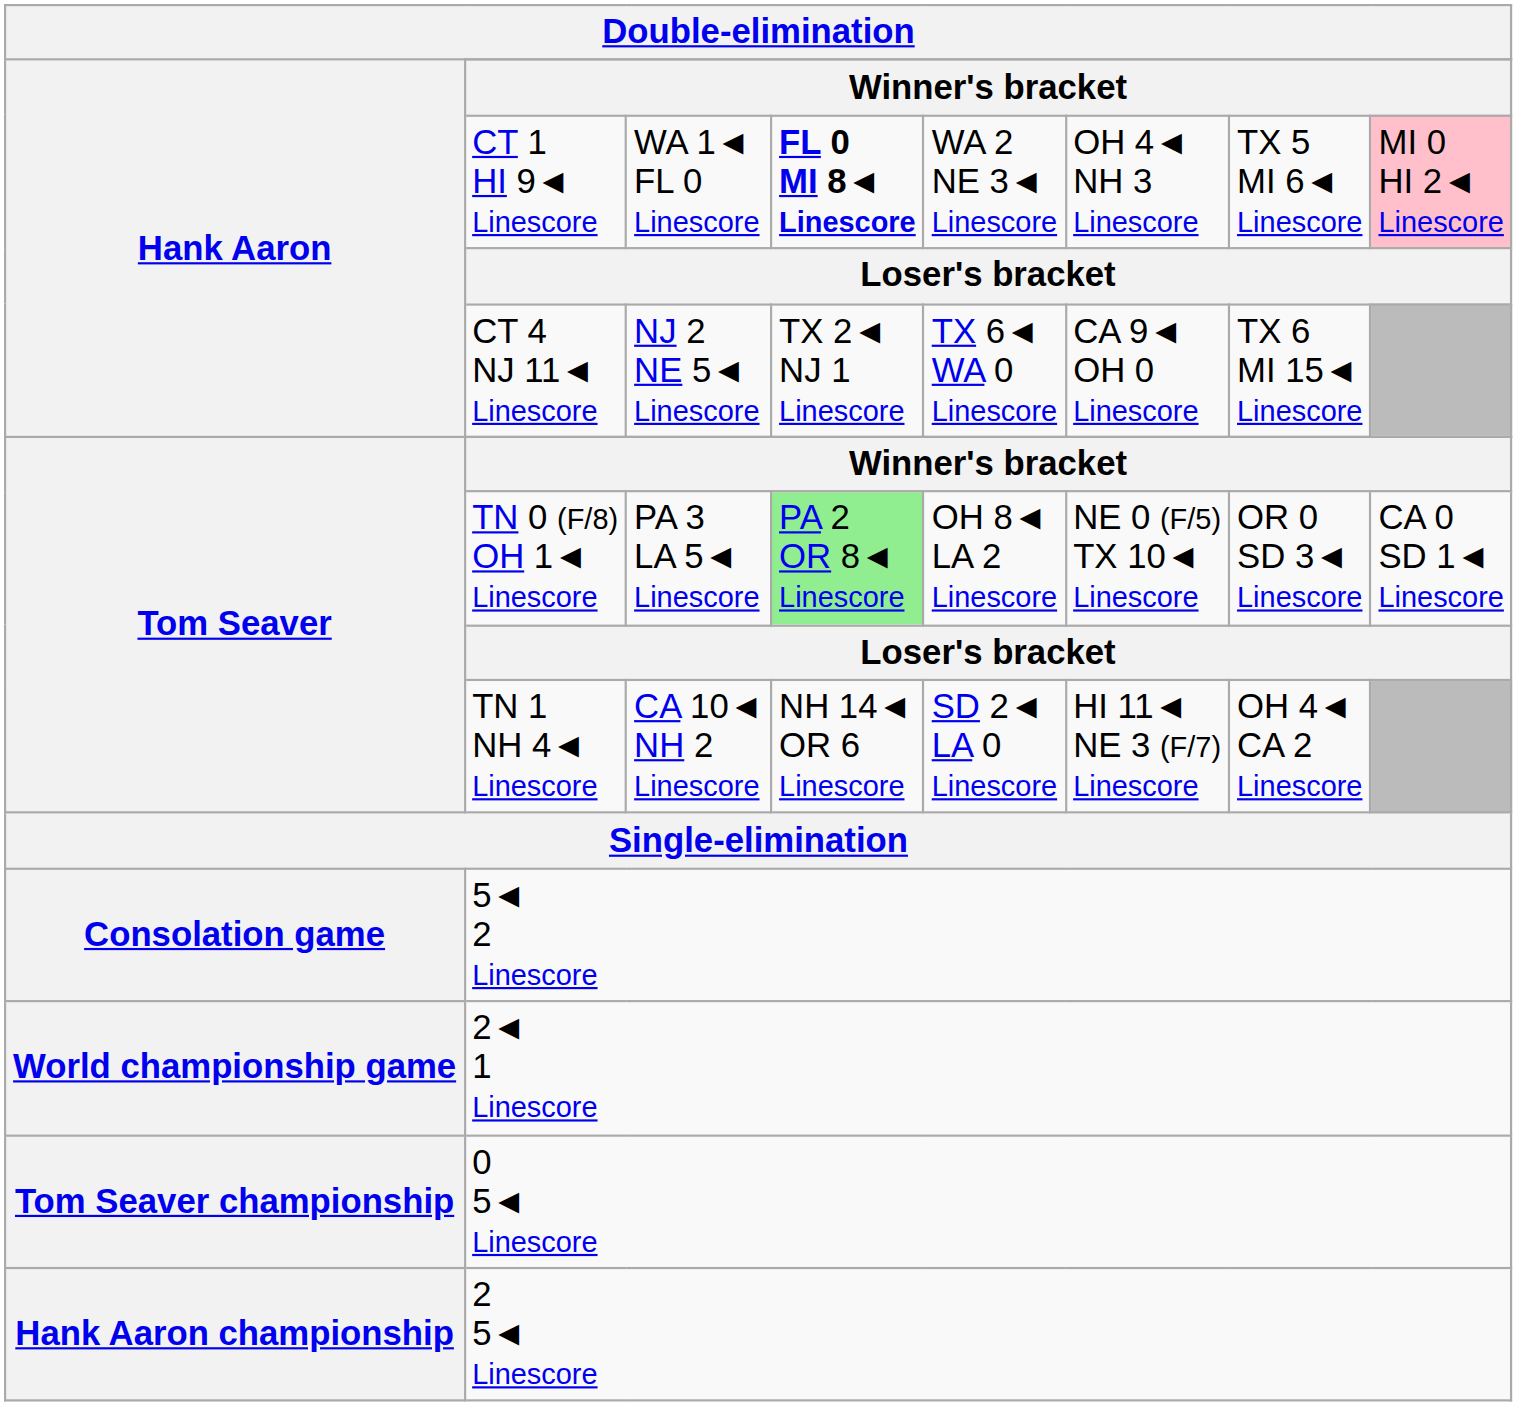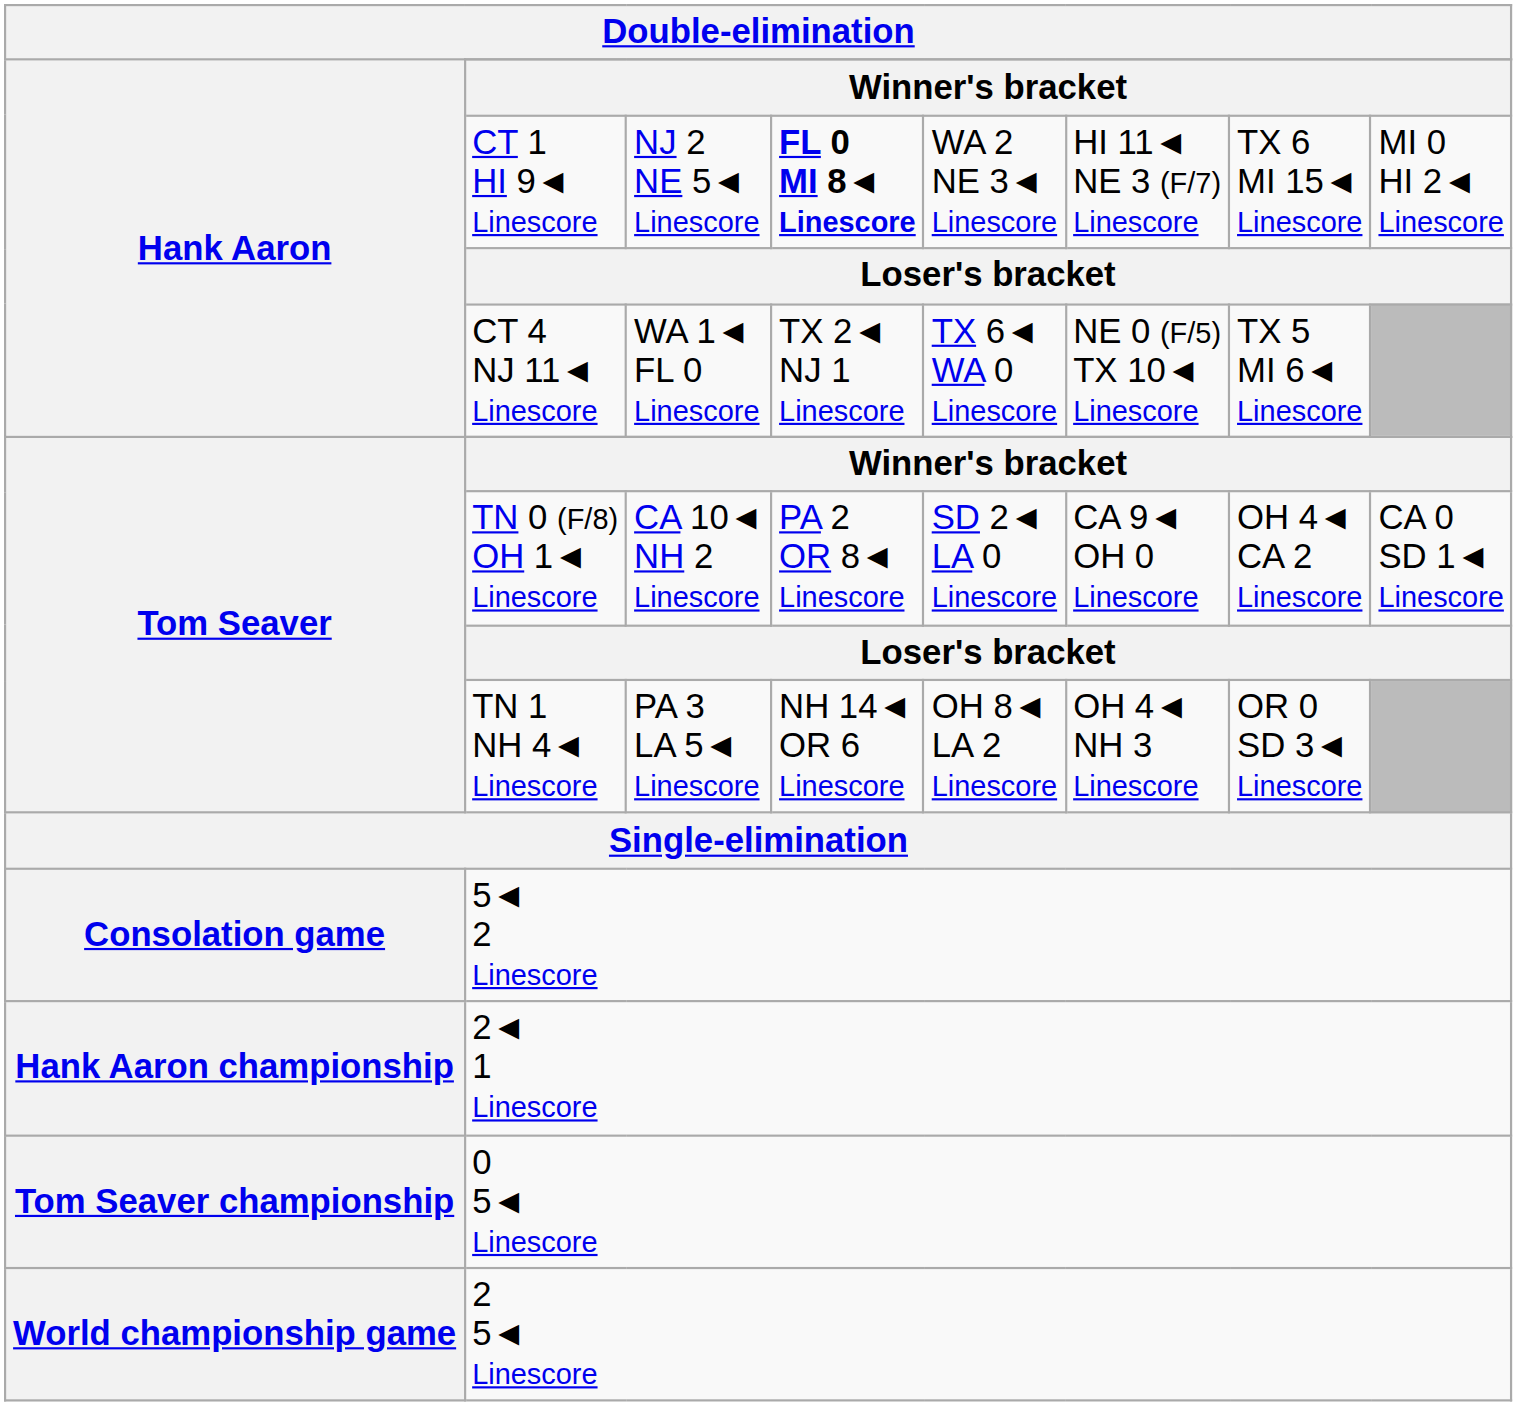(697, 181) WA 1◄ FL 0 Linescore -> (697, 181) NJ 2 NE 5◄ Linescore
(1136, 181) OH 4◄ NH 3 Linescore -> (1147, 181) HI 11◄ NE 3 (F/7) Linescore
(1300, 181) TX 5 MI 6◄ Linescore -> (1300, 181) TX 6 MI 15◄ Linescore
(1441, 181) pink background -> (1441, 181) no background
(697, 369) NJ 2 NE 5◄ Linescore -> (697, 369) WA 1◄ FL 0 Linescore
(1136, 369) CA 9◄ OH 0 Linescore -> (1147, 369) NE 0 (F/5) TX 10◄ Linescore
(1300, 369) TX 6 MI 15◄ Linescore -> (1300, 369) TX 5 MI 6◄ Linescore
(697, 557) PA 3 LA 5◄ Linescore -> (699, 557) CA 10◄ NH 2 Linescore
(842, 557) lightgreen background -> (842, 557) no background
(994, 557) OH 8◄ LA 2 Linescore -> (994, 557) SD 2◄ LA 0 Linescore
(1147, 557) NE 0 (F/5) TX 10◄ Linescore -> (1136, 557) CA 9◄ OH 0 Linescore
(1300, 557) OR 0 SD 3◄ Linescore -> (1300, 557) OH 4◄ CA 2 Linescore
(699, 745) CA 10◄ NH 2 Linescore -> (697, 745) PA 3 LA 5◄ Linescore
(994, 745) SD 2◄ LA 0 Linescore -> (994, 745) OH 8◄ LA 2 Linescore
(1147, 745) HI 11◄ NE 3 (F/7) Linescore -> (1136, 745) OH 4◄ NH 3 Linescore
(1300, 745) OH 4◄ CA 2 Linescore -> (1300, 745) OR 0 SD 3◄ Linescore
(235, 1067) World championship game -> (235, 1067) Hank Aaron championship
(235, 1333) Hank Aaron championship -> (235, 1333) World championship game
